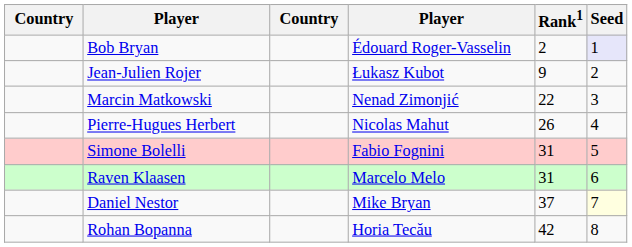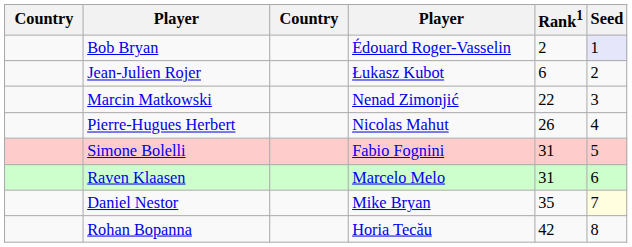(542, 73) 9 -> (542, 73) 6
(546, 203) 37 -> (546, 203) 35
